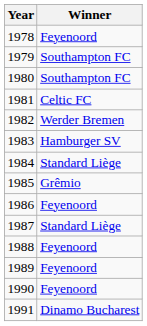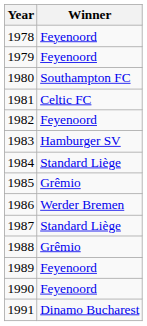(85, 57) Southampton FC -> (69, 57) Feyenoord
(82, 120) Werder Bremen -> (69, 120) Feyenoord
(69, 204) Feyenoord -> (82, 204) Werder Bremen
(69, 246) Feyenoord -> (60, 246) Grêmio
